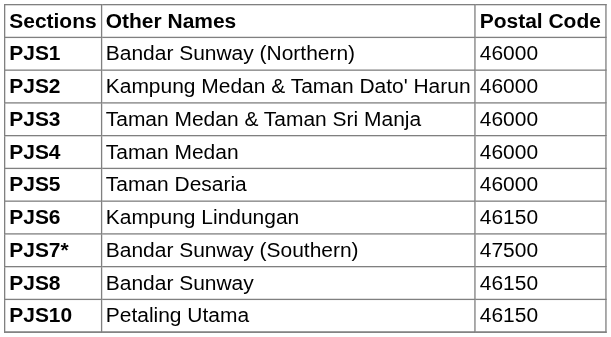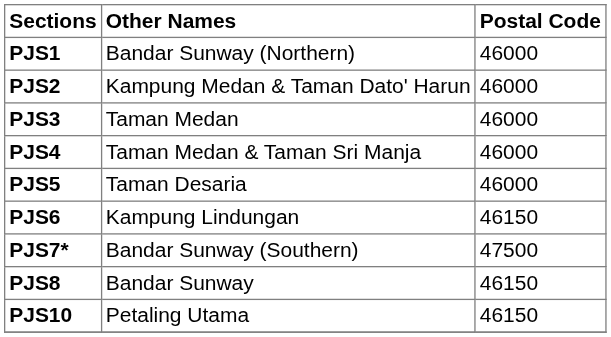(263, 119) Taman Medan & Taman Sri Manja -> (172, 119) Taman Medan
(172, 151) Taman Medan -> (263, 151) Taman Medan & Taman Sri Manja
